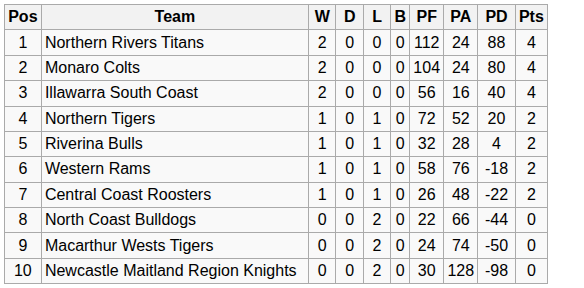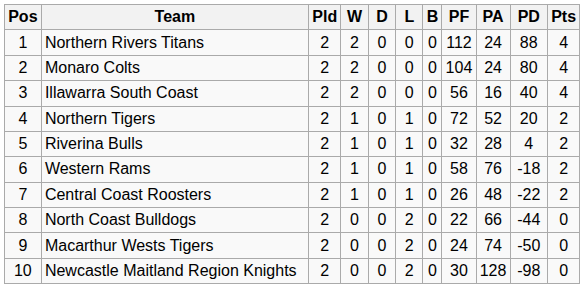+ column: (325, 17)
